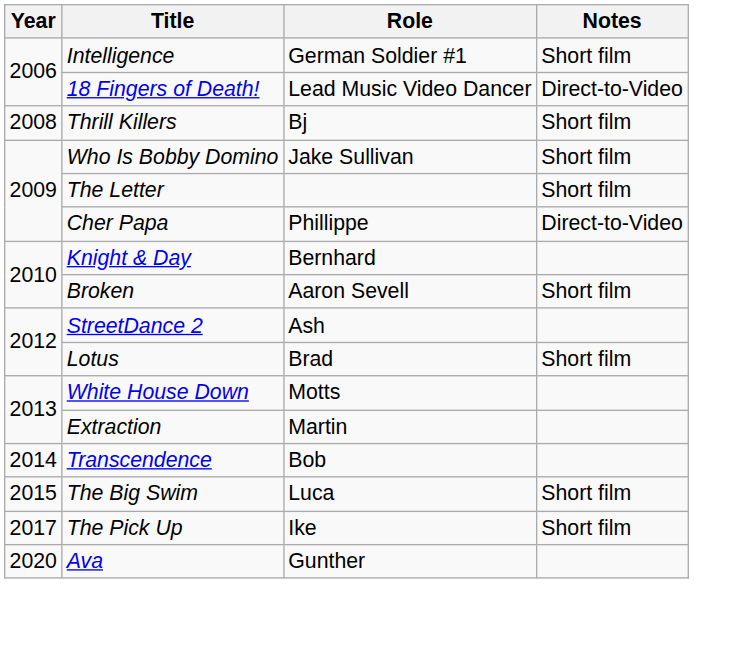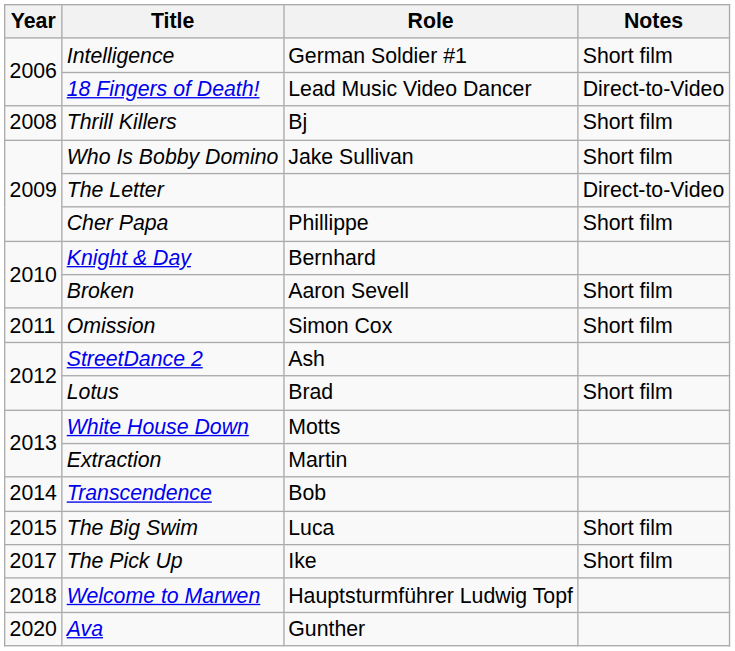(586, 190) Short film -> (654, 190) Direct-to-Video
(612, 223) Direct-to-Video -> (628, 223) Short film
+ row: (111, 325)
+ row: (163, 595)
